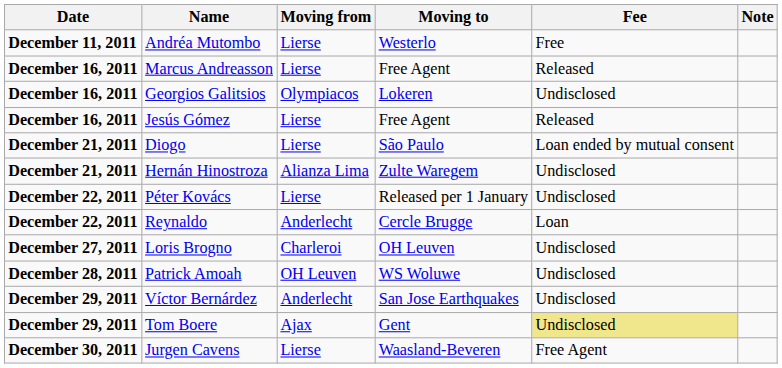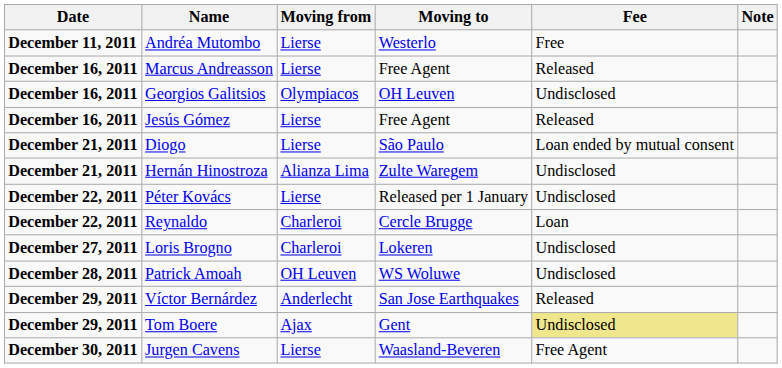(406, 94) Lokeren -> (417, 94) OH Leuven
(316, 222) Anderlecht -> (311, 222) Charleroi
(417, 247) OH Leuven -> (406, 247) Lokeren
(576, 299) Undisclosed -> (565, 299) Released
